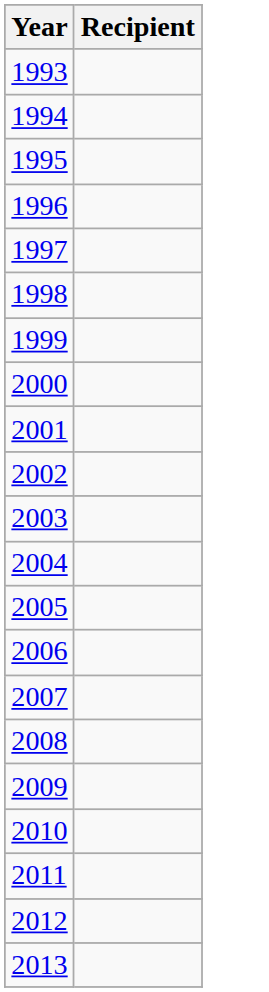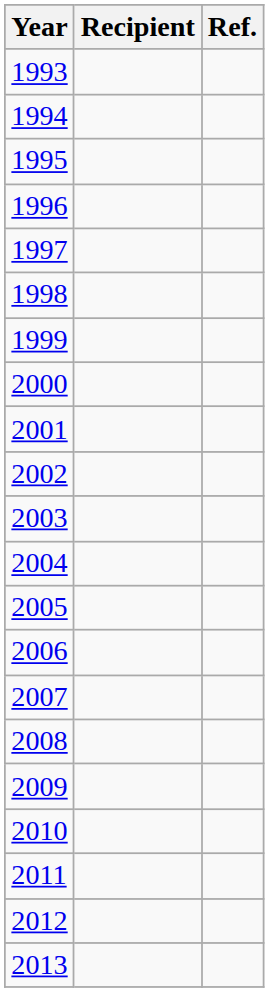+ column: (232, 26)
